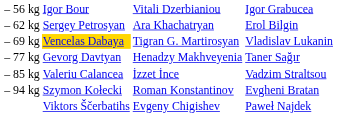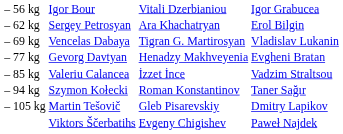(83, 41) gold background -> (89, 41) no background
(273, 57) Taner Sağır -> (288, 57) Evgheni Bratan
(282, 90) Evgheni Bratan -> (278, 90) Taner Sağır
+ row: (25, 106)
